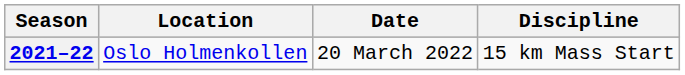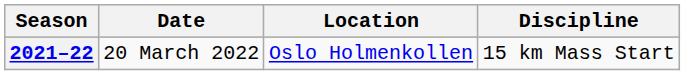columns swapped: (395, 21) <-> (205, 21)
